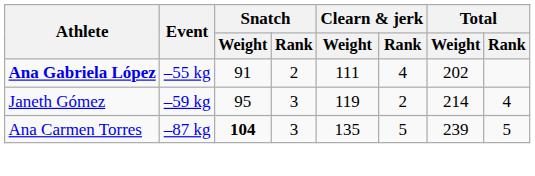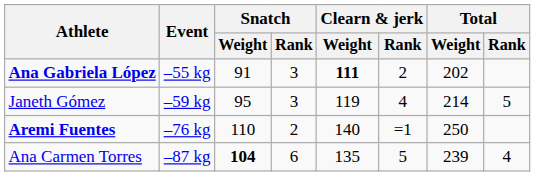(294, 73) 2 -> (294, 73) 3
(347, 73) normal -> (347, 73) bold
(403, 73) 4 -> (403, 73) 2
(403, 101) 2 -> (403, 101) 4
(507, 101) 4 -> (507, 101) 5
+ row: (62, 129)
(294, 129) 3 -> (294, 157) 6
(507, 129) 5 -> (507, 157) 4
